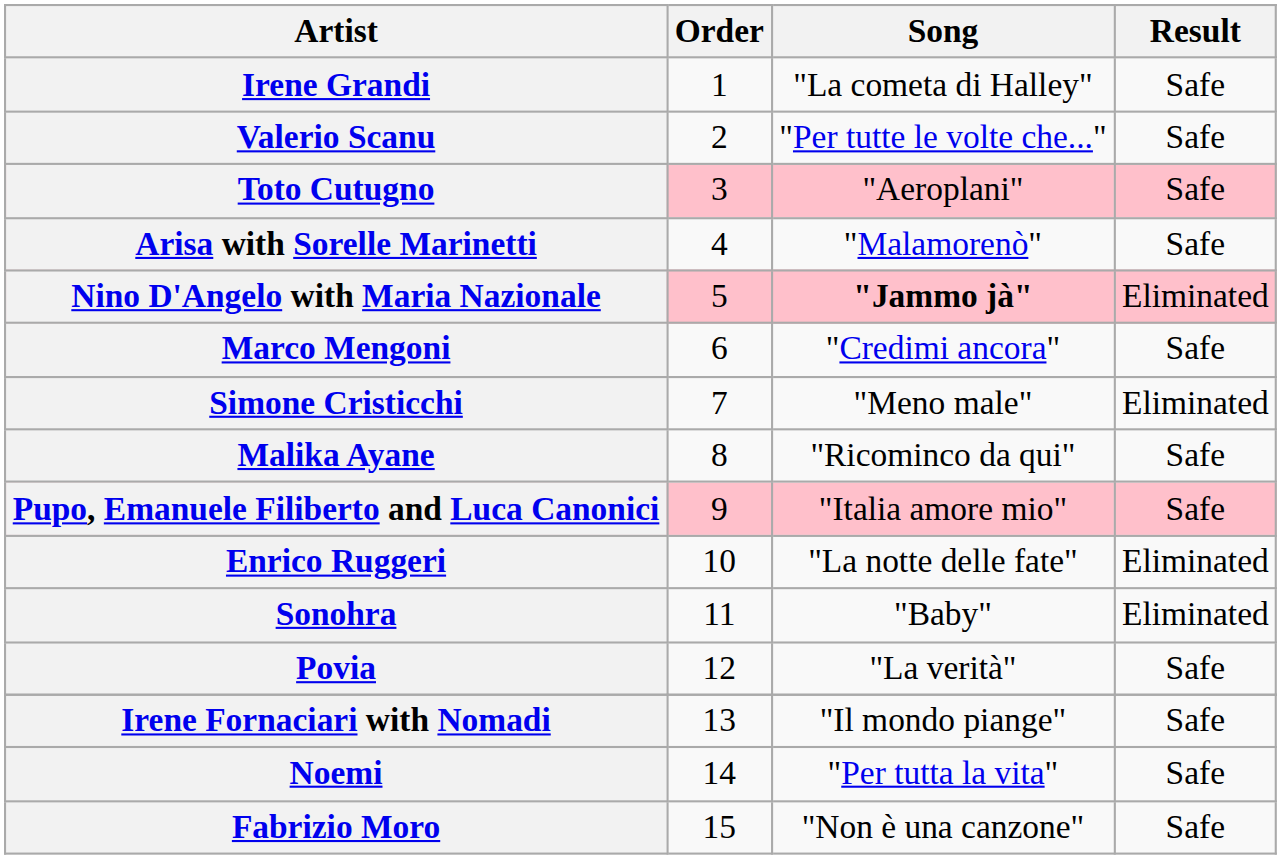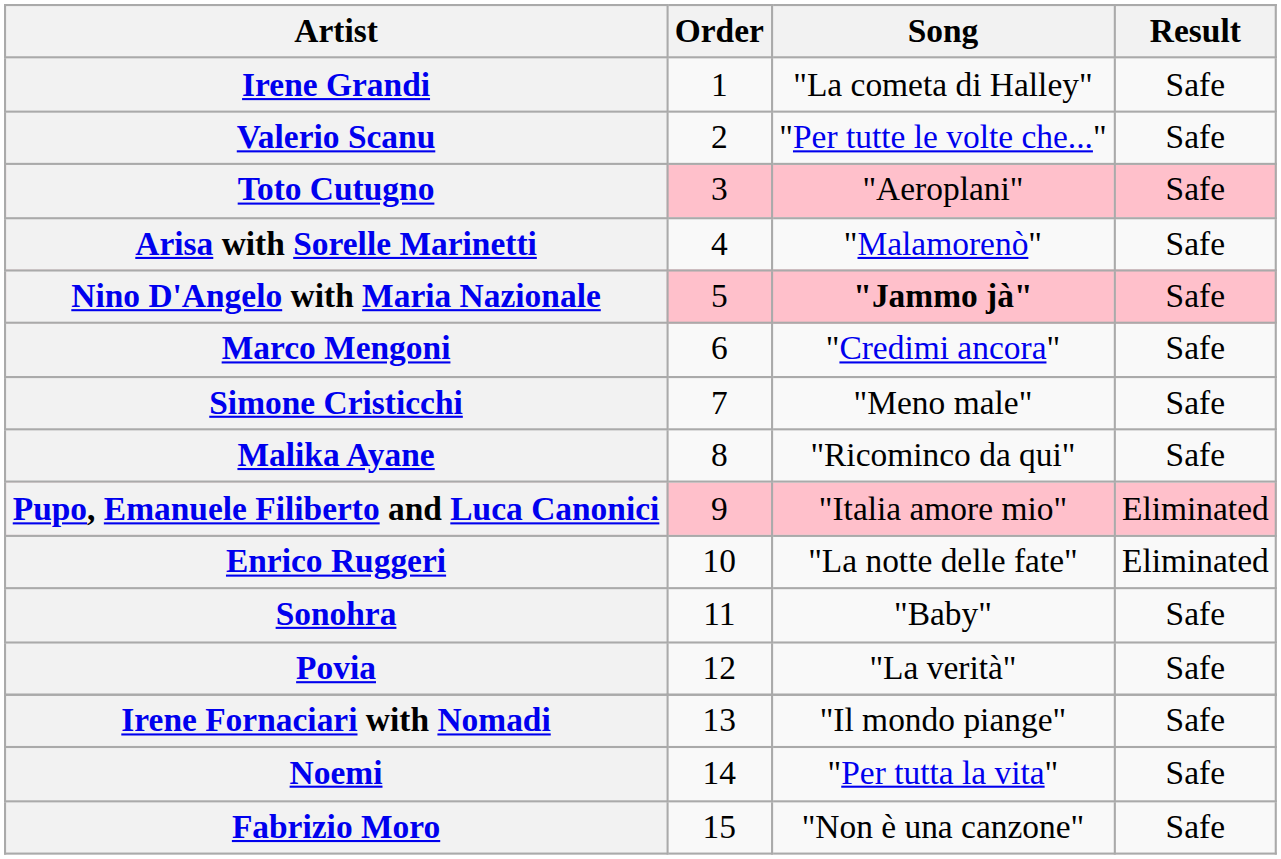(1195, 296) Eliminated -> (1195, 296) Safe
(1195, 402) Eliminated -> (1195, 402) Safe
(1195, 508) Safe -> (1195, 508) Eliminated
(1195, 614) Eliminated -> (1195, 614) Safe
